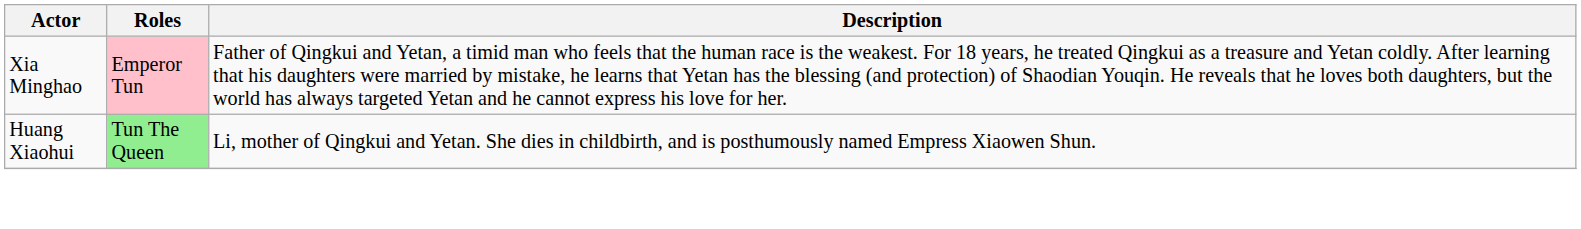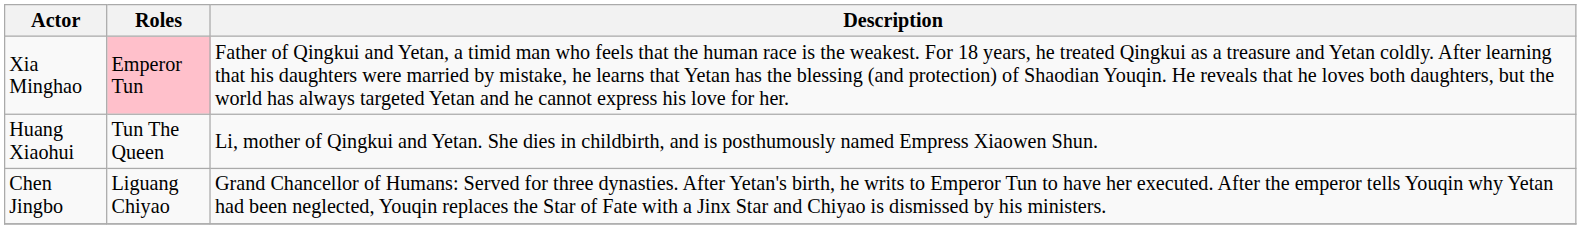(145, 141) lightgreen background -> (145, 141) no background
+ row: (36, 195)
